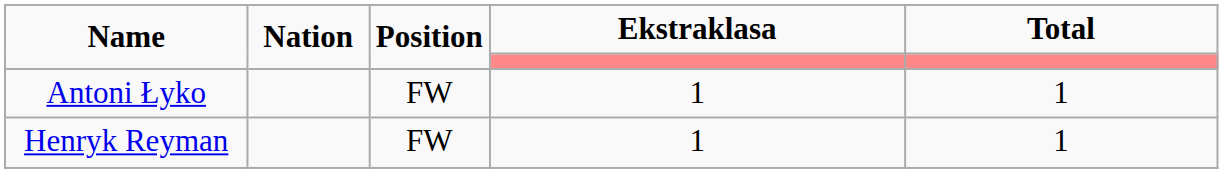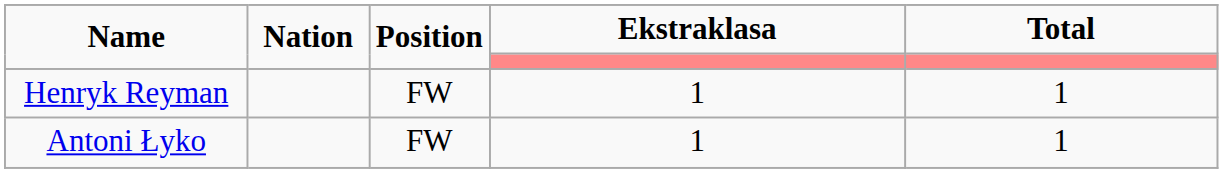rows swapped: (126, 141) <-> (126, 92)
